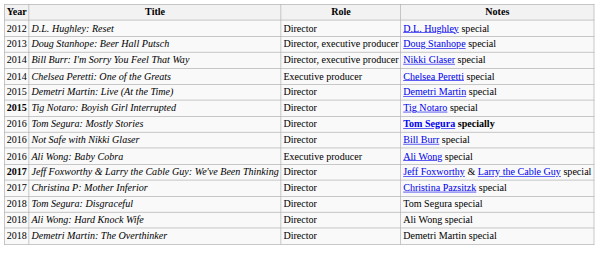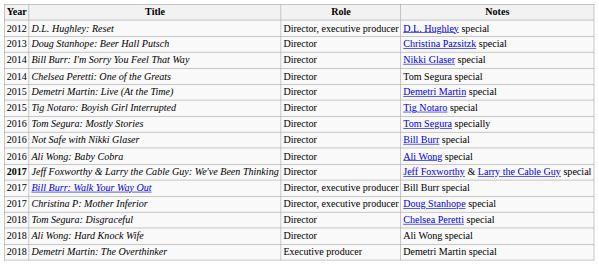(300, 28) Director -> (341, 28) Director, executive producer
(341, 44) Director, executive producer -> (300, 44) Director
(450, 44) Doug Stanhope special -> (455, 44) Christina Pazsitzk special
(341, 60) Director, executive producer -> (300, 60) Director
(323, 76) Executive producer -> (300, 76) Director
(449, 76) Chelsea Peretti special -> (443, 76) Tom Segura special
(17, 108) bold -> (17, 108) normal
(449, 124) bold -> (447, 124) normal
(323, 156) Executive producer -> (300, 156) Director
+ row: (92, 188)
(300, 188) Director -> (341, 204) Director, executive producer
(455, 188) Christina Pazsitzk special -> (450, 204) Doug Stanhope special
(443, 204) Tom Segura special -> (449, 220) Chelsea Peretti special
(300, 236) Director -> (323, 252) Executive producer
